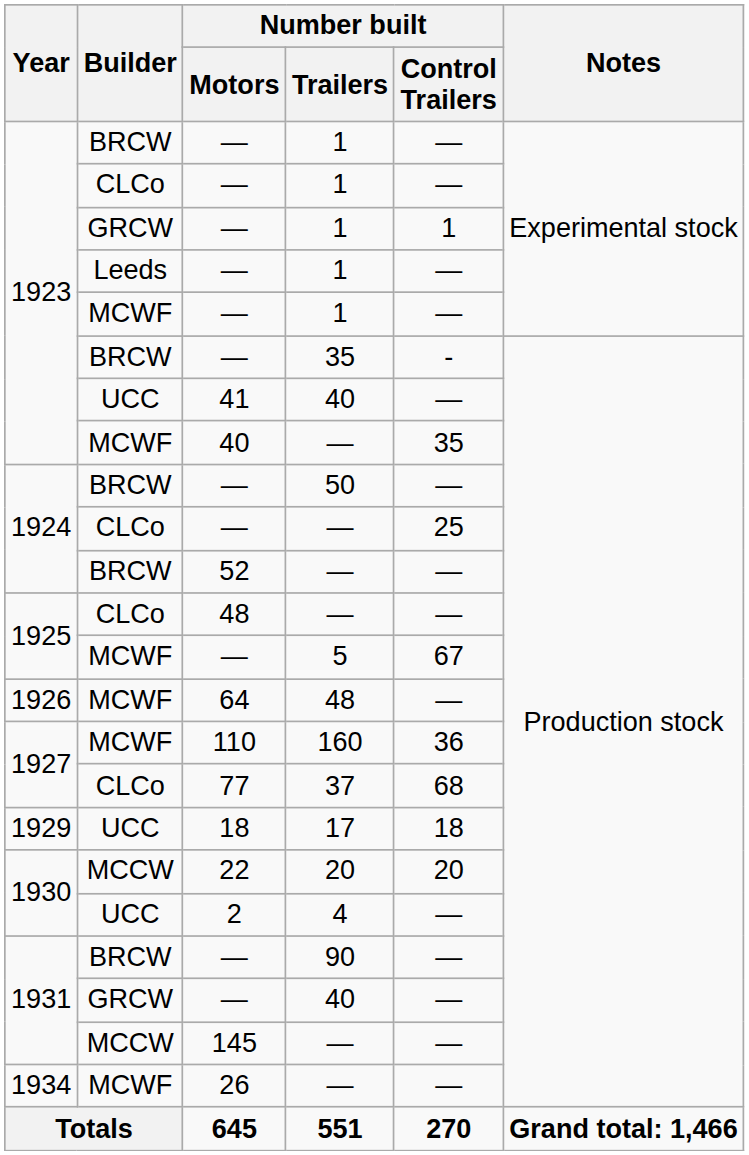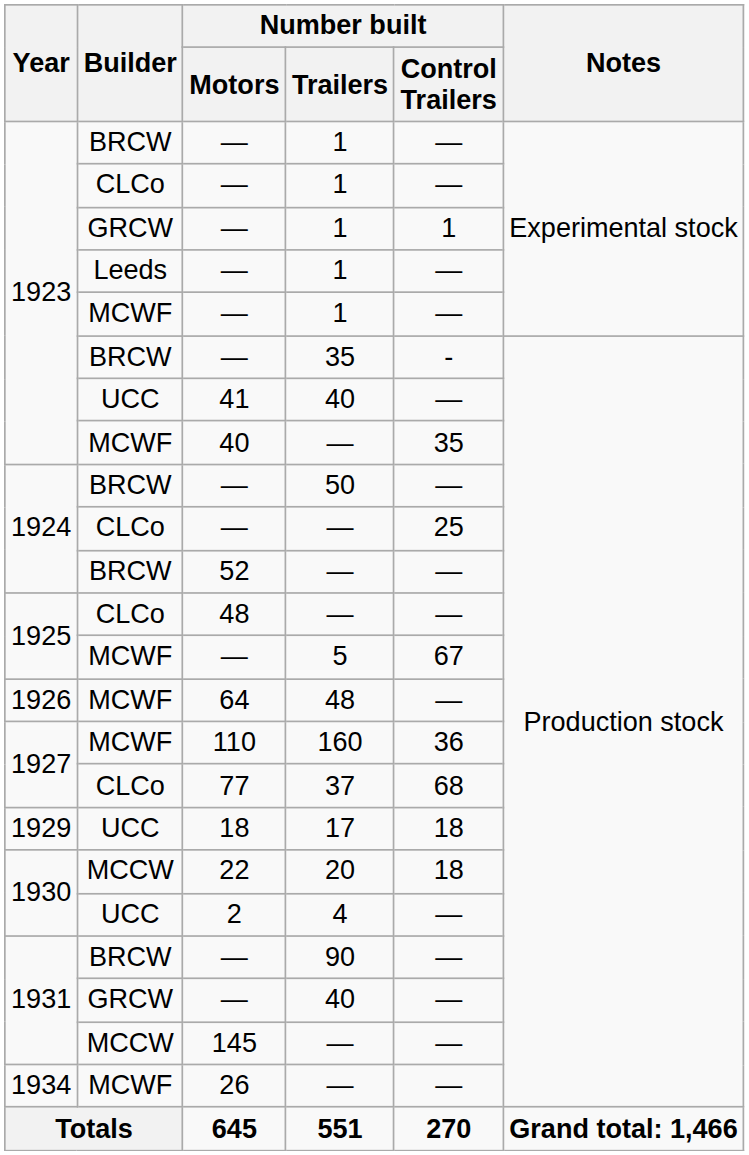(449, 871) 20 -> (449, 871) 18
